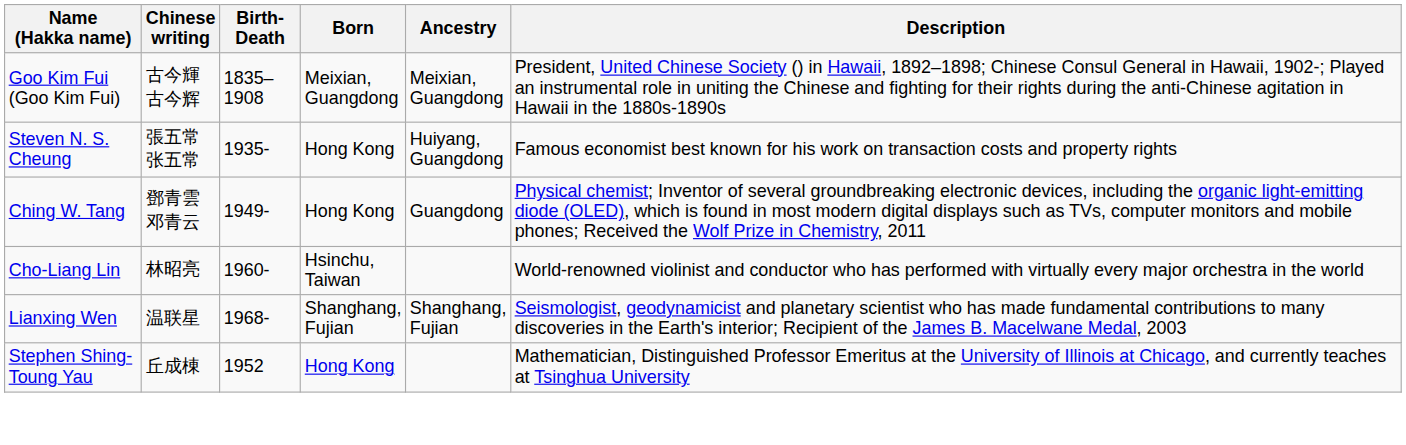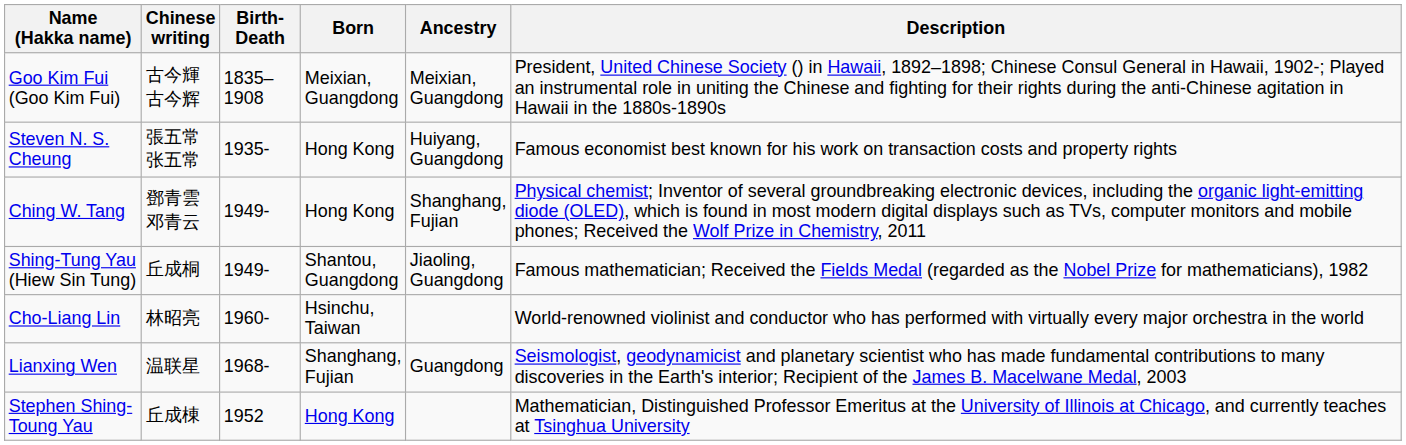(457, 211) Guangdong -> (458, 211) Shanghang, Fujian
+ row: (72, 270)
(458, 318) Shanghang, Fujian -> (457, 367) Guangdong
